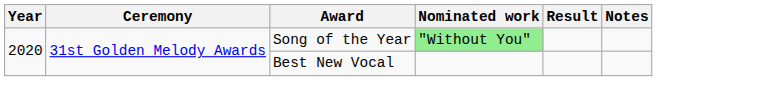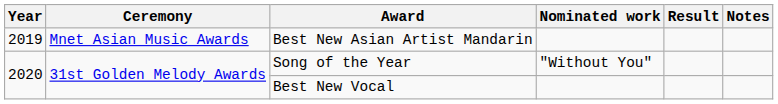+ row: (403, 40)
(475, 40) lightgreen background -> (596, 63) no background
